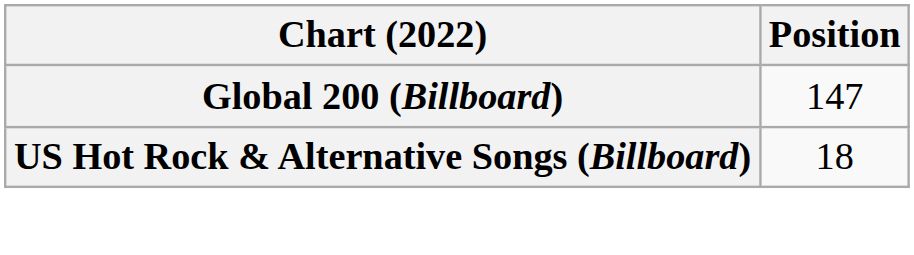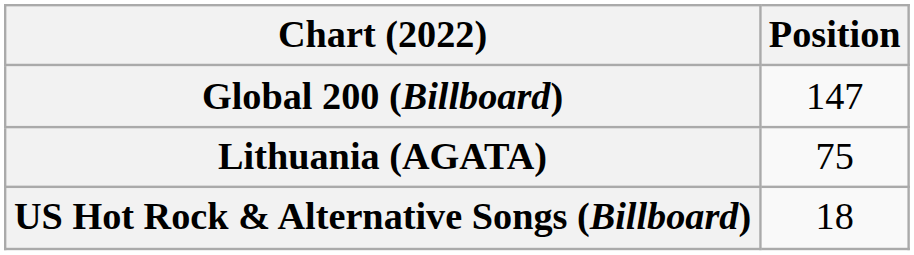+ row: (383, 156)
